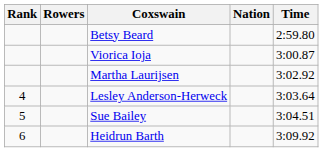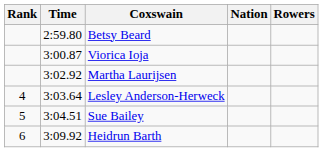columns swapped: (64, 14) <-> (295, 14)
